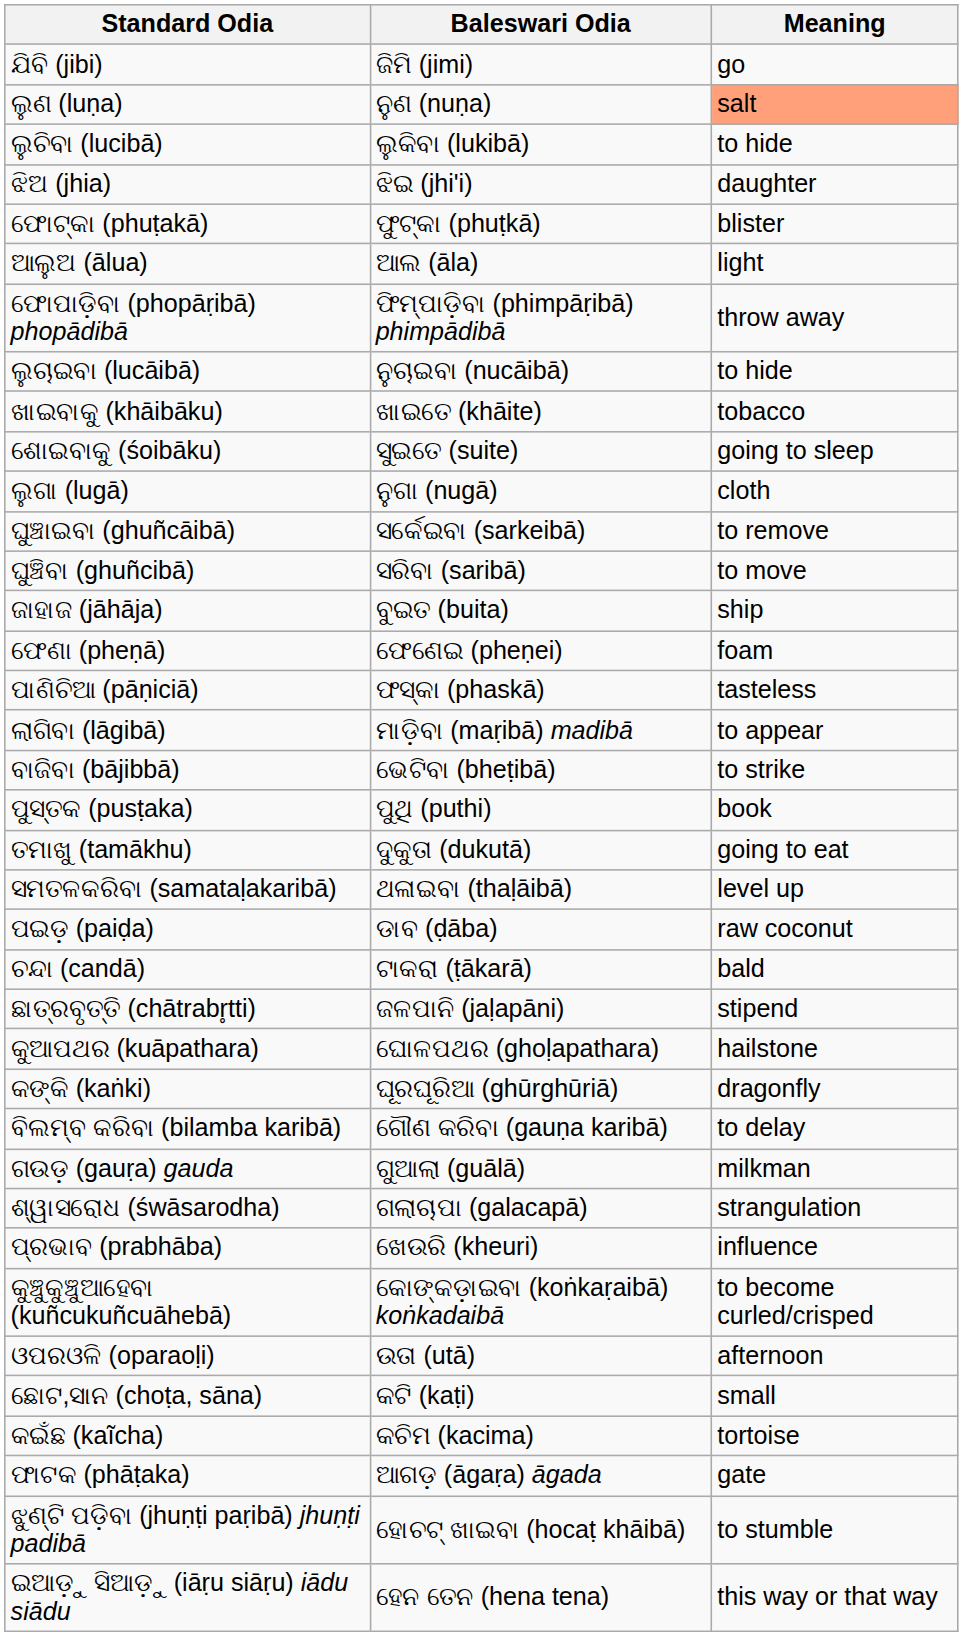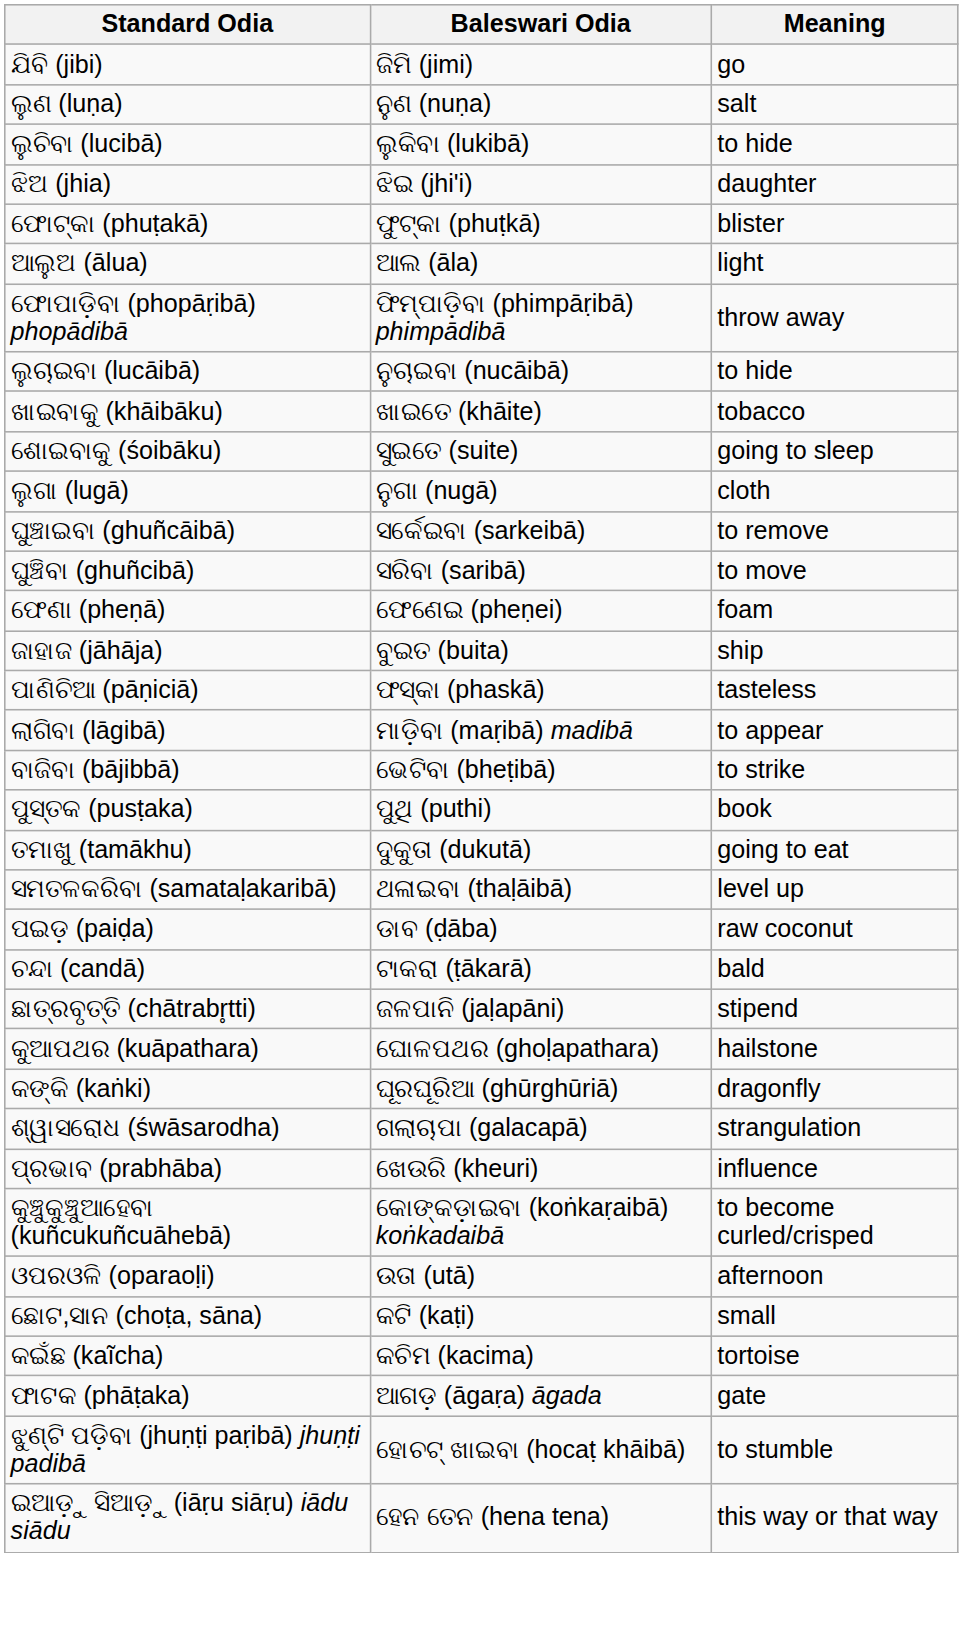(737, 104) lightsalmon background -> (737, 104) no background
rows swapped: (87, 610) <-> (88, 650)
- row: (176, 1128)
- row: (122, 1168)
